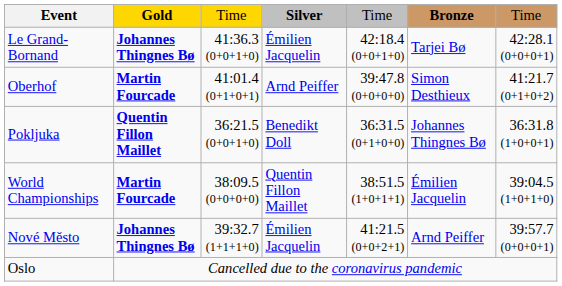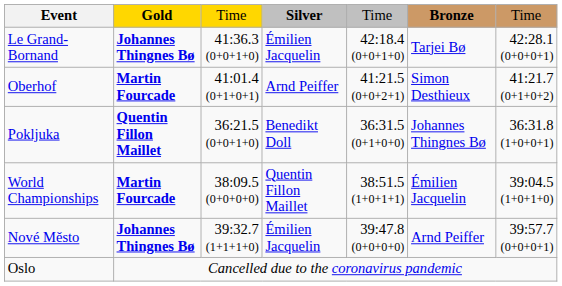(378, 86) 39:47.8 (0+0+0+0) -> (378, 86) 41:21.5 (0+0+2+1)
(378, 237) 41:21.5 (0+0+2+1) -> (378, 237) 39:47.8 (0+0+0+0)
